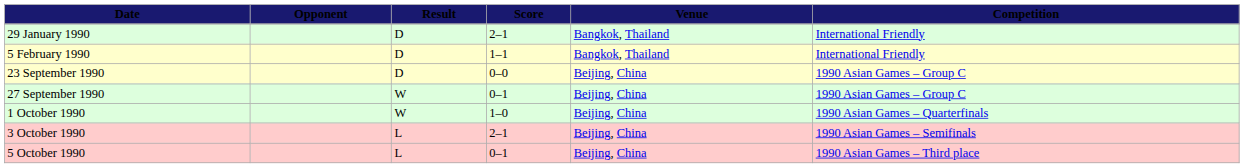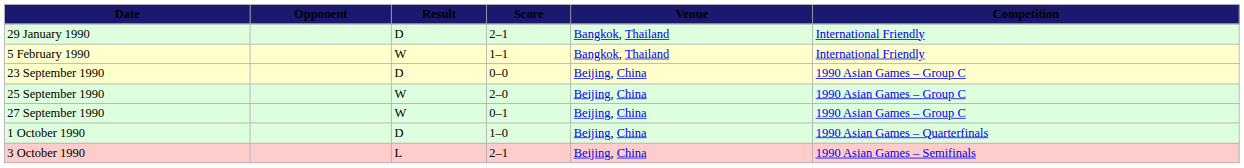(399, 53) D -> (400, 53) W
+ row: (56, 93)
(400, 113) W -> (399, 133) D
- row: (46, 152)
